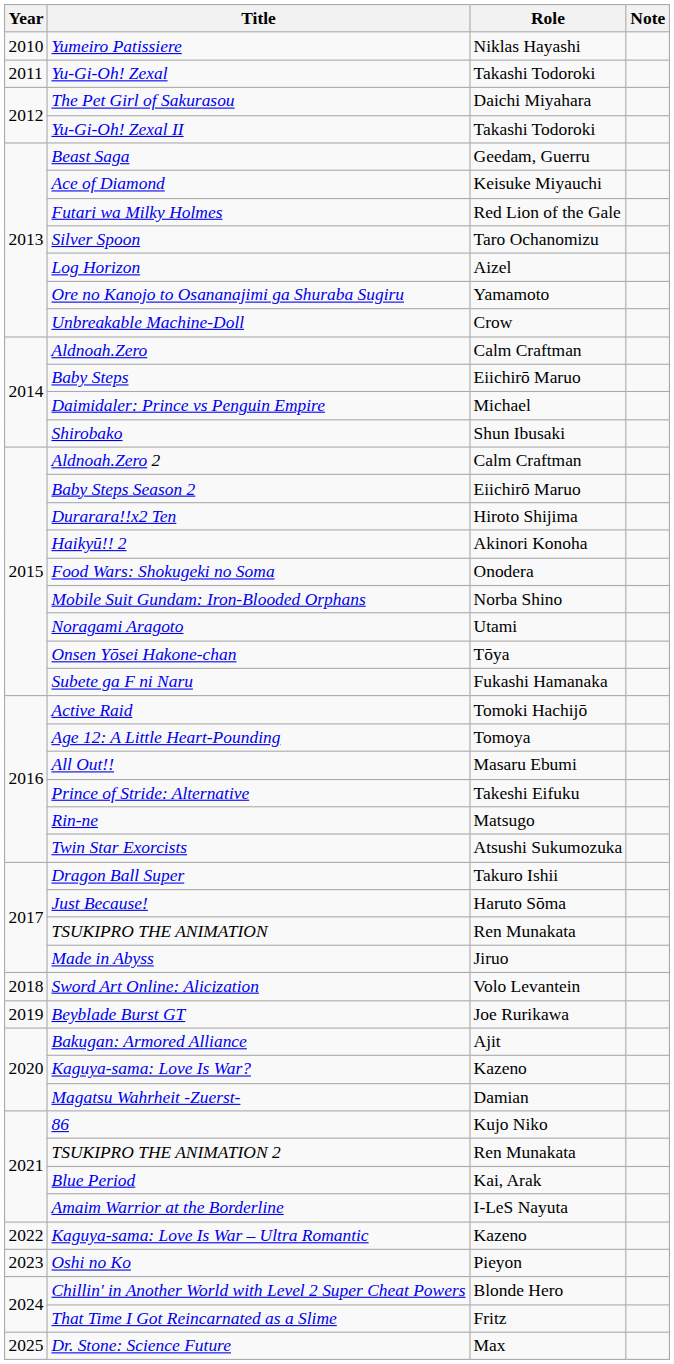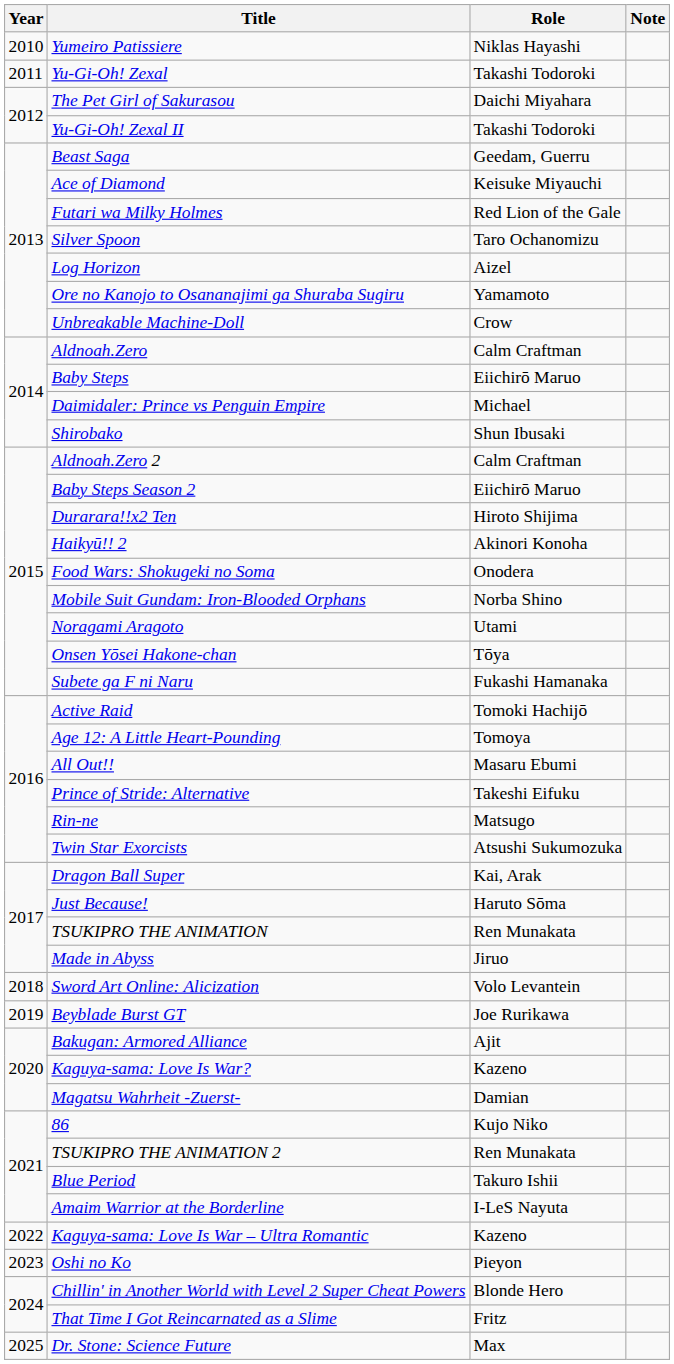(516, 875) Takuro Ishii -> (507, 875) Kai, Arak
(507, 1179) Kai, Arak -> (516, 1179) Takuro Ishii
